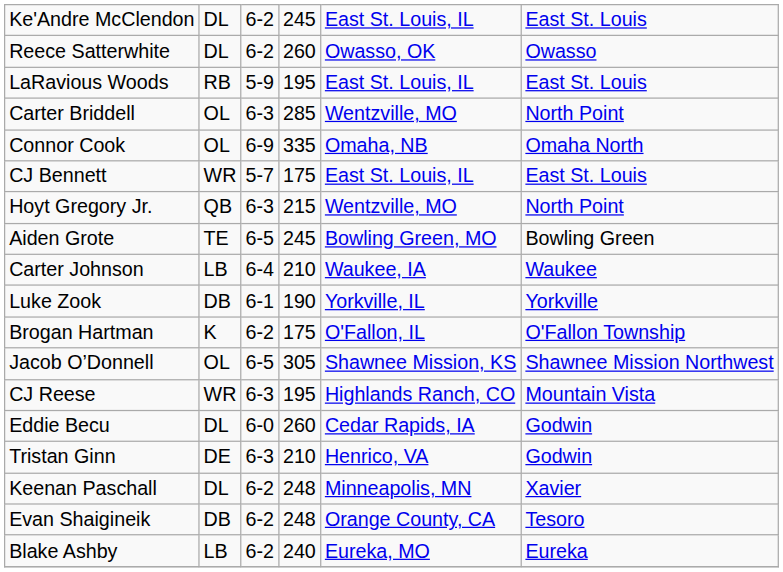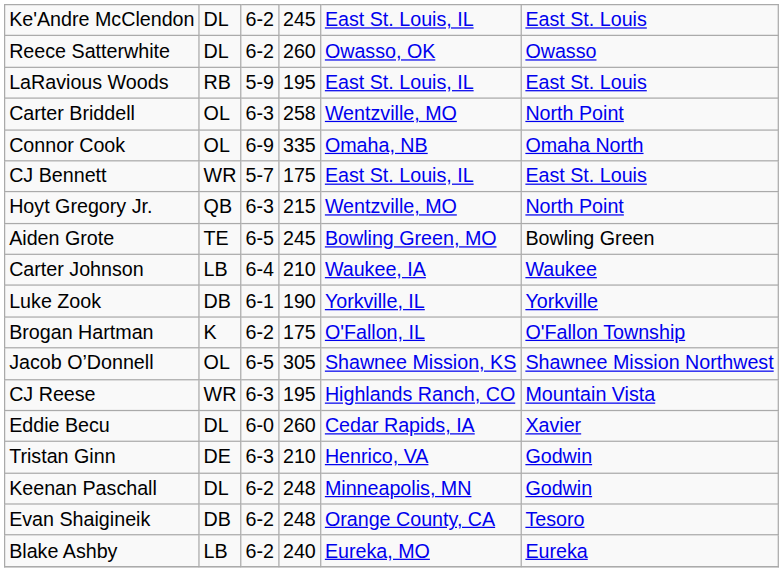(299, 113) 285 -> (299, 113) 258
(559, 425) Godwin -> (553, 425) Xavier
(553, 488) Xavier -> (559, 488) Godwin
